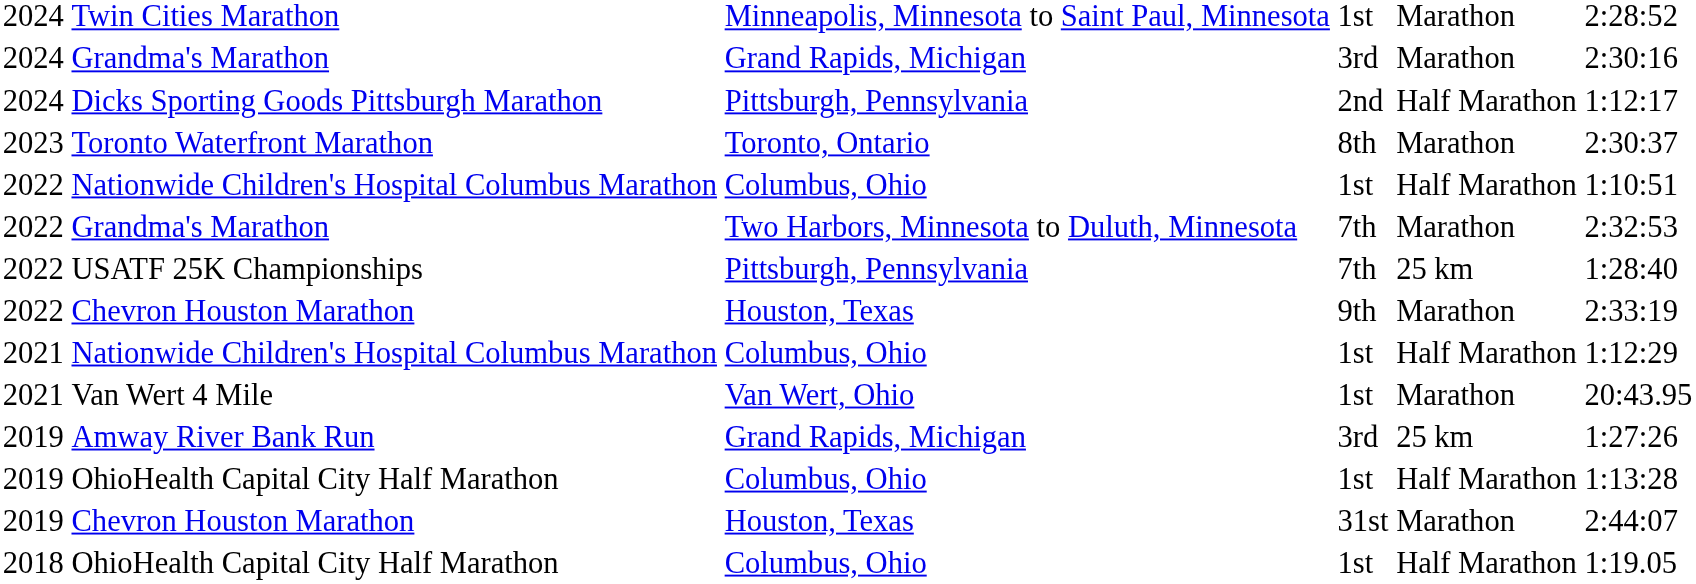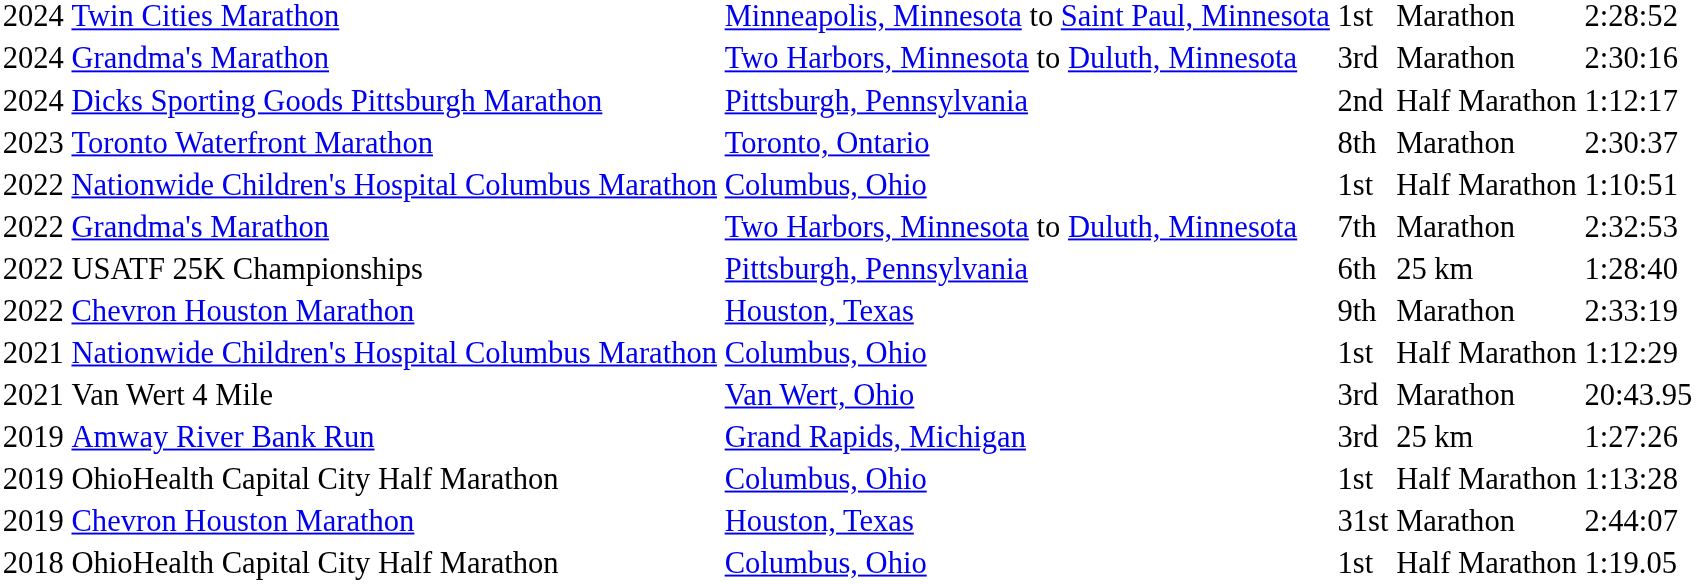(875, 58) Grand Rapids, Michigan -> (1011, 58) Two Harbors, Minnesota to Duluth, Minnesota
(1357, 268) 7th -> (1357, 268) 6th
(1355, 394) 1st -> (1358, 394) 3rd
